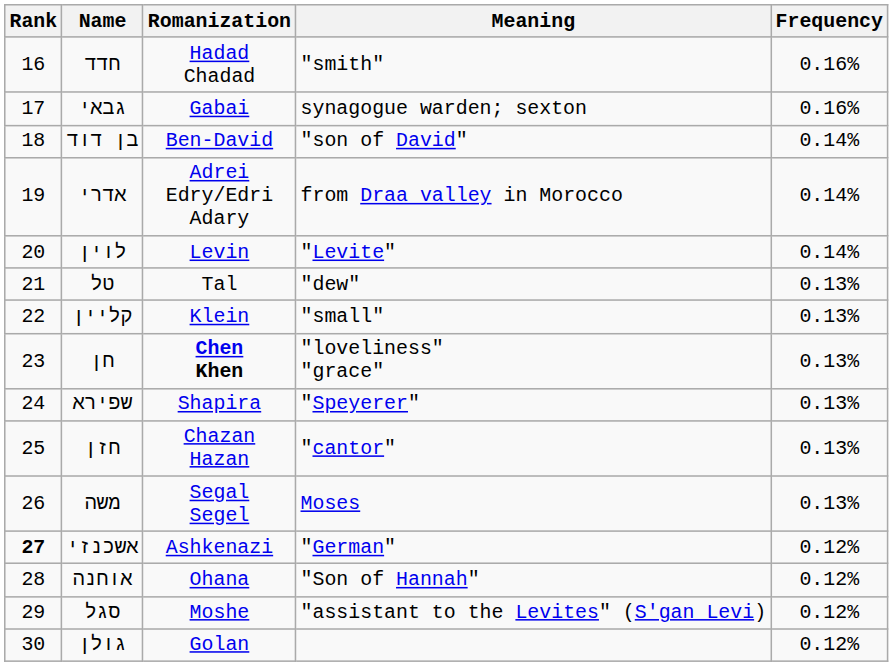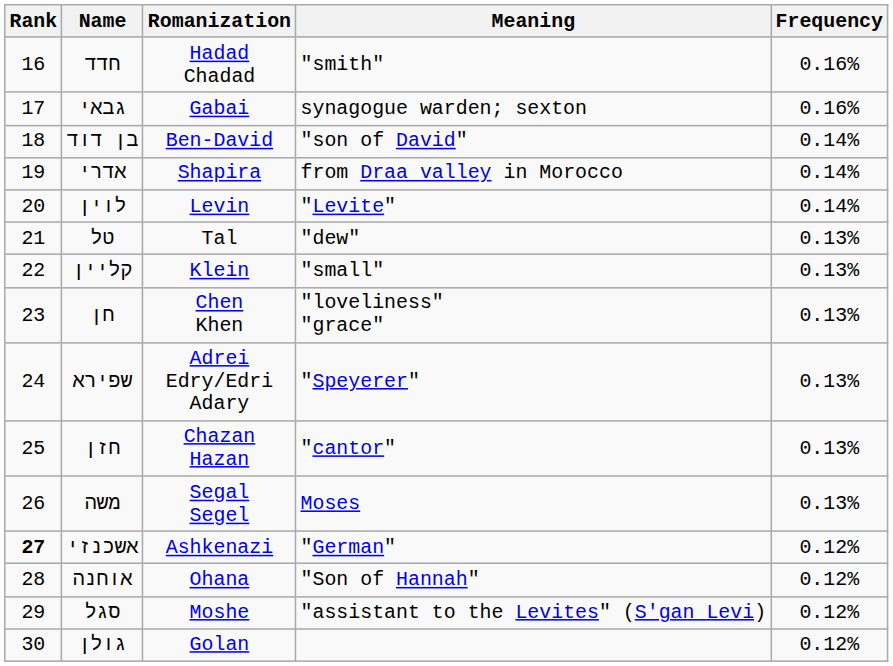(219, 197) Adrei Edry/Edri Adary -> (219, 174) Shapira
(219, 361) bold -> (219, 315) normal
(219, 405) Shapira -> (219, 382) Adrei Edry/Edri Adary
